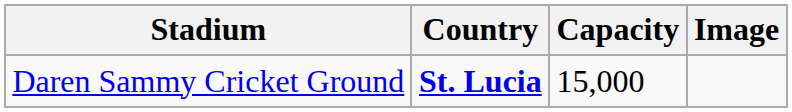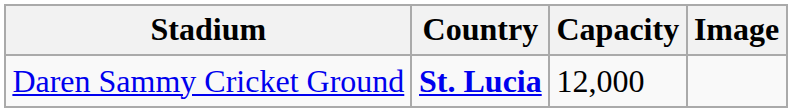(600, 80) 15,000 -> (600, 80) 12,000
